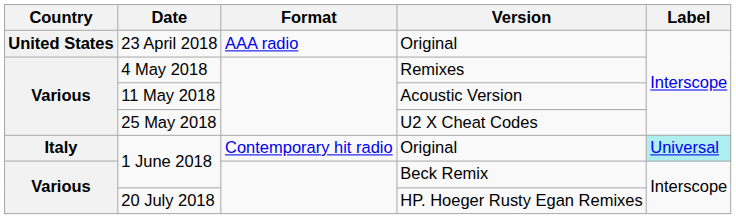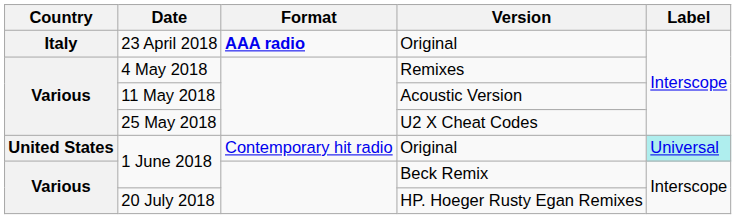(61, 43) United States -> (61, 43) Italy
(262, 43) normal -> (265, 43) bold
(61, 148) Italy -> (61, 148) United States
